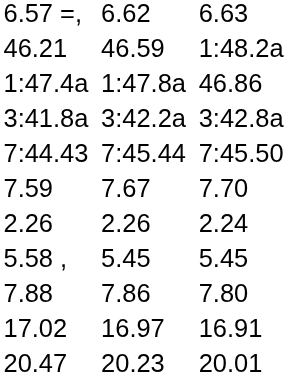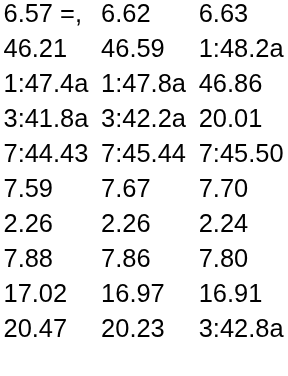(241, 118) 3:42.8a -> (231, 118) 20.01
- row: (35, 258)
(231, 363) 20.01 -> (241, 328) 3:42.8a
